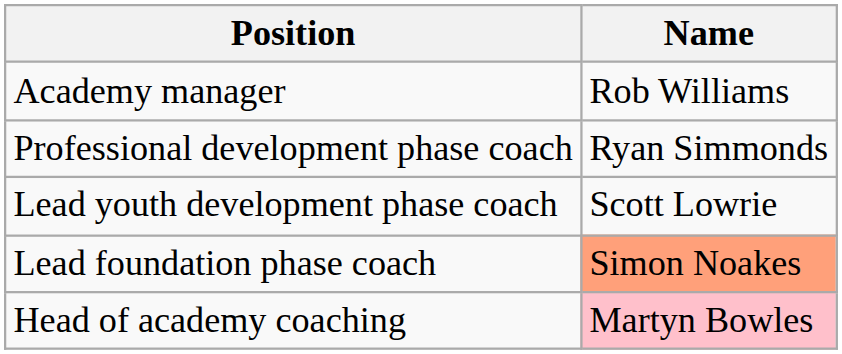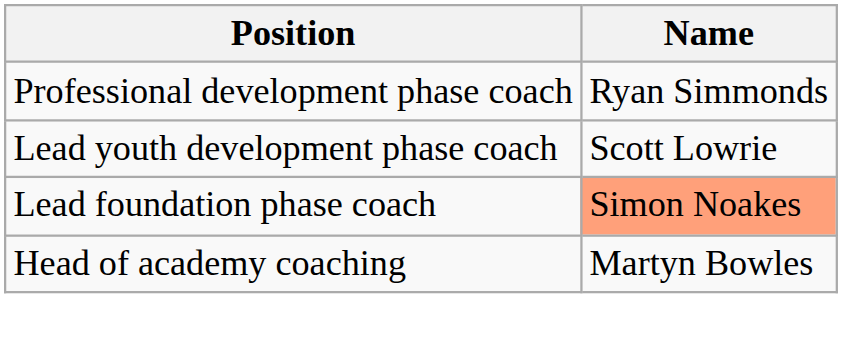- row: (150, 90)
(701, 319) pink background -> (701, 262) no background
